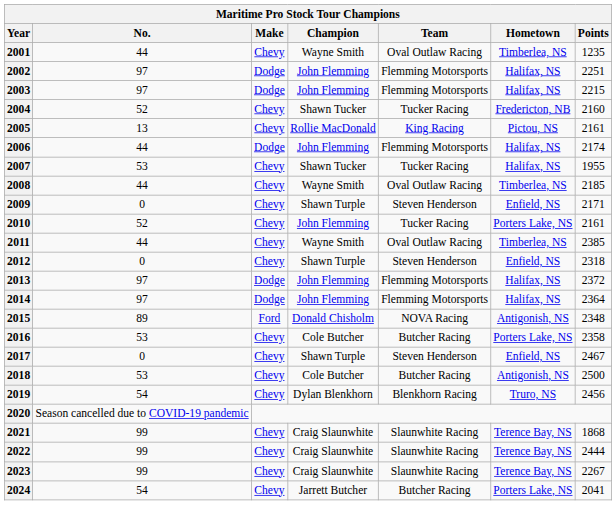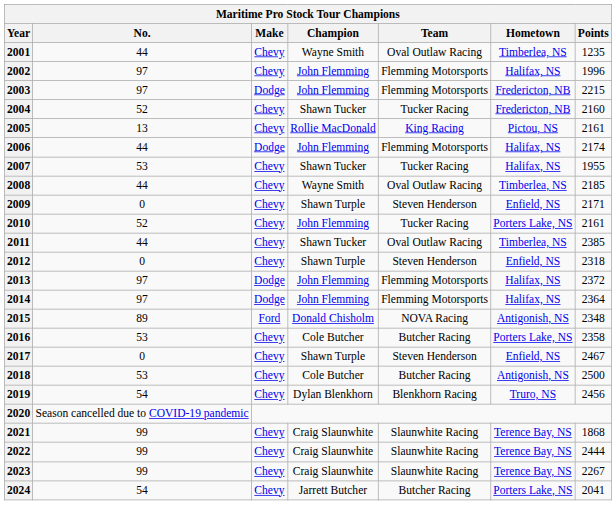(269, 71) Dodge -> (269, 71) Chevy
(593, 71) 2251 -> (593, 71) 1996
(533, 90) Halifax, NS -> (533, 90) Fredericton, NB
(333, 242) Wayne Smith -> (333, 242) Shawn Tucker
